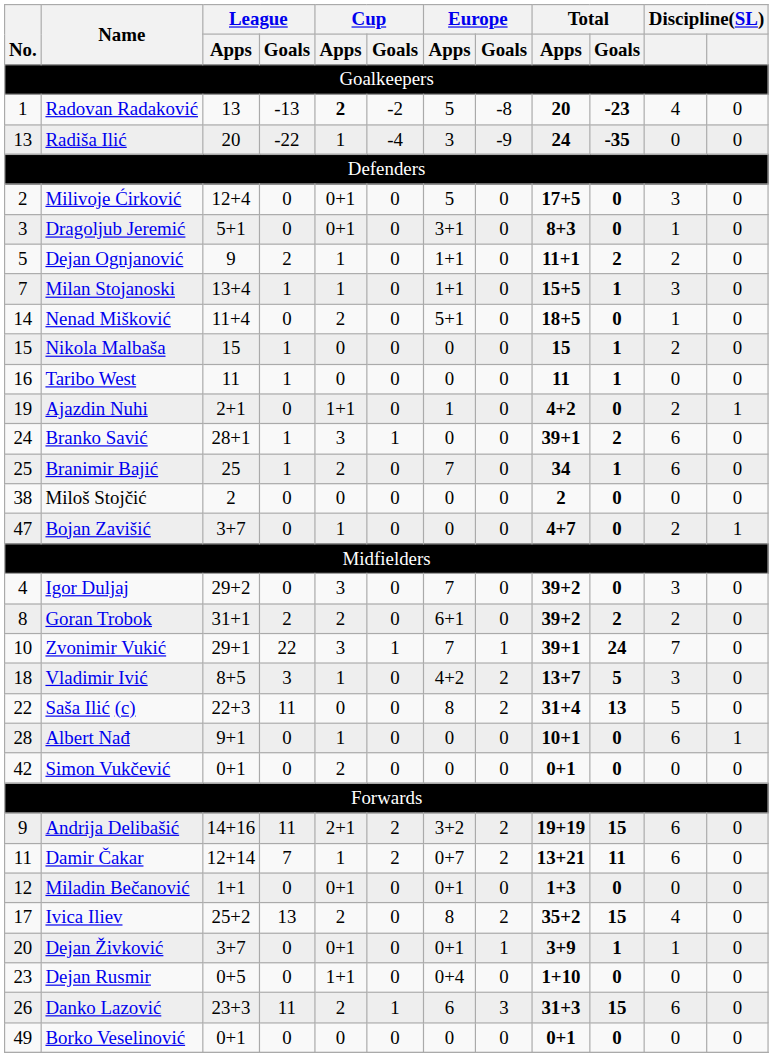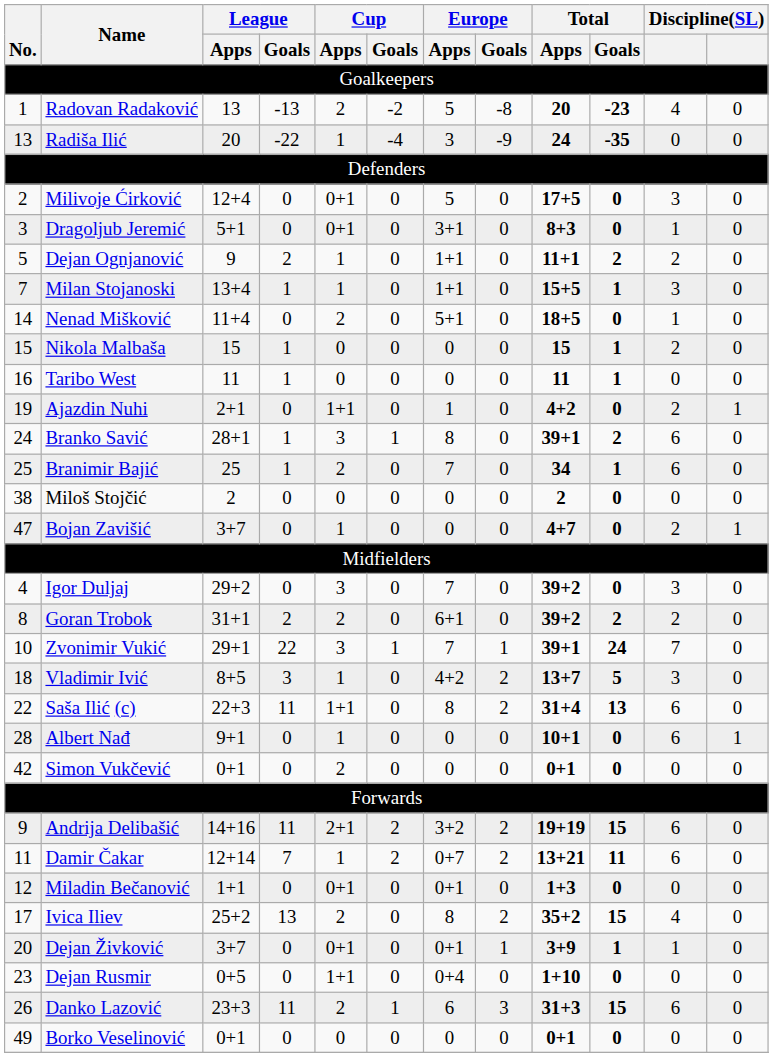(341, 109) bold -> (341, 109) normal
(450, 438) 0 -> (450, 438) 8
(341, 708) 0 -> (341, 708) 1+1
(675, 708) 5 -> (675, 708) 6
